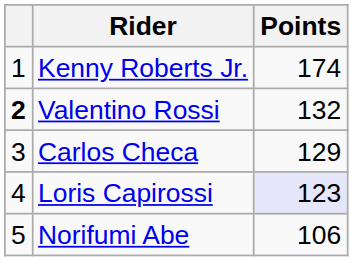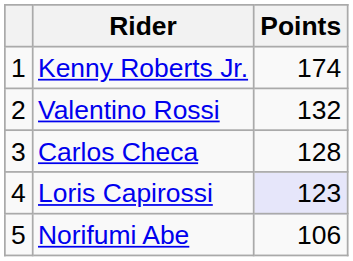(18, 110) bold -> (18, 110) normal
(319, 152) 129 -> (319, 152) 128
